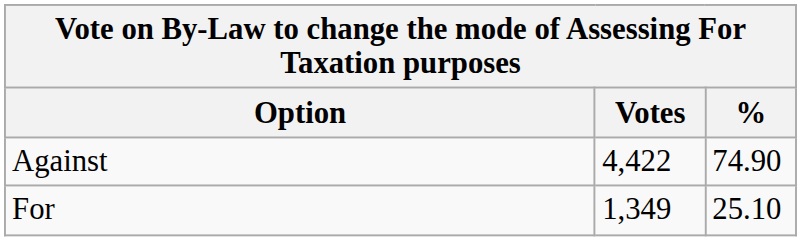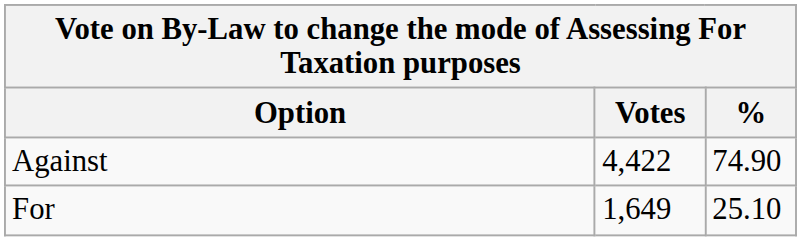(637, 209) 1,349 -> (637, 209) 1,649
